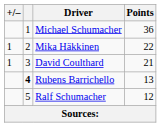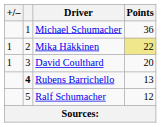(149, 46) no background -> (149, 46) khaki background
(149, 62) 21 -> (149, 62) 20
